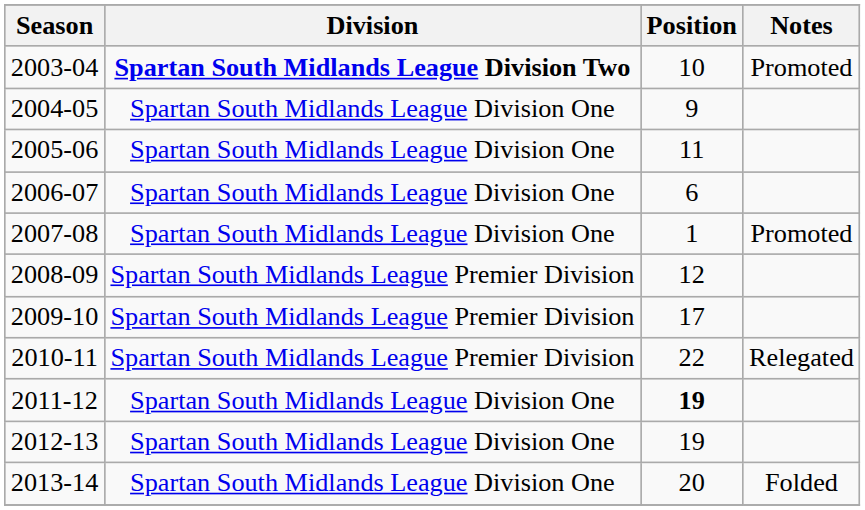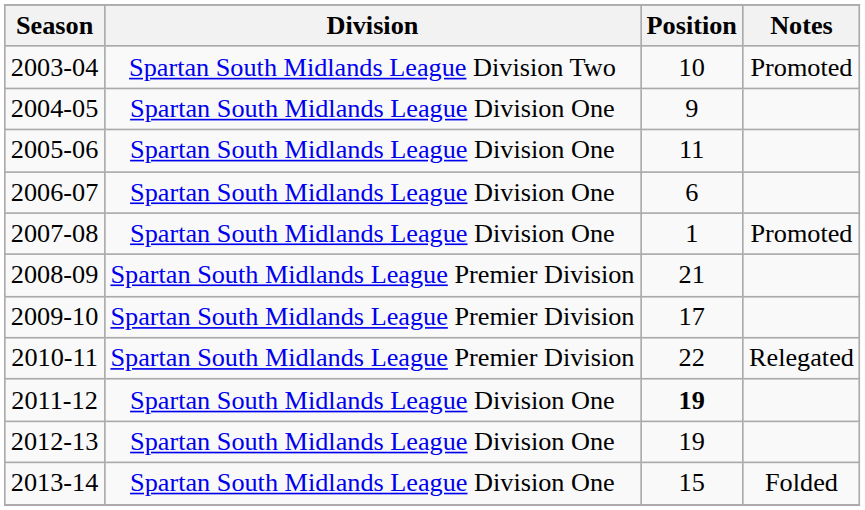(372, 66) bold -> (372, 66) normal
(692, 274) 12 -> (692, 274) 21
(692, 483) 20 -> (692, 483) 15
